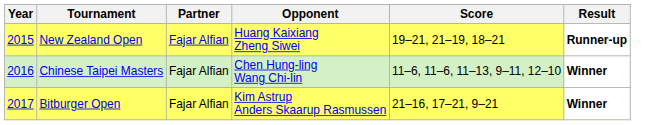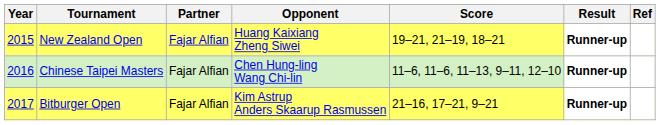+ column: (642, 14)
(587, 72) Winner -> (597, 72) Runner-up
(587, 104) Winner -> (597, 104) Runner-up
